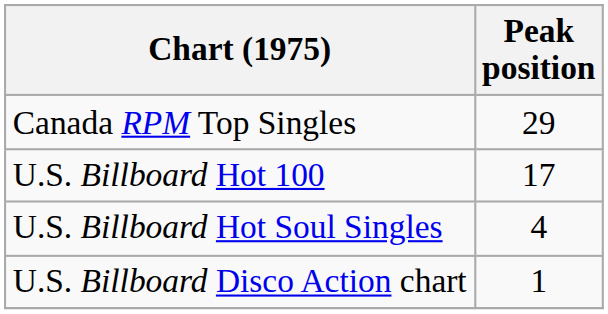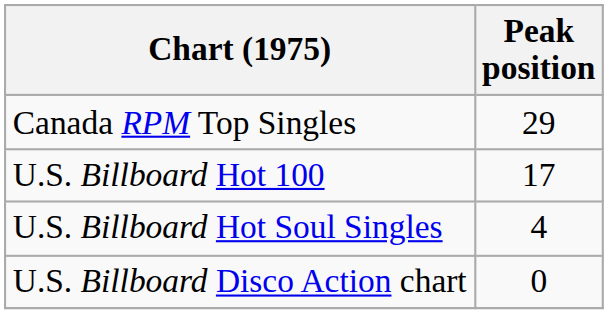(539, 280) 1 -> (539, 280) 0
